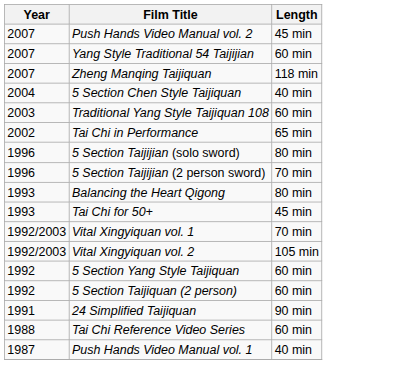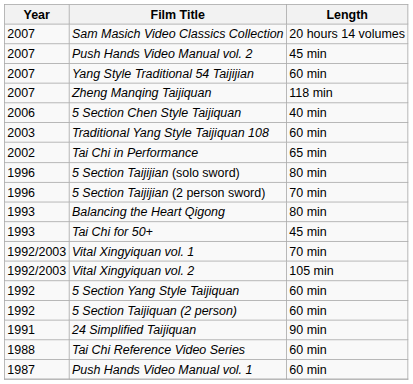+ row: (178, 34)
(21, 93) 2004 -> (21, 113) 2006
(293, 350) 40 min -> (308, 370) 60 min
